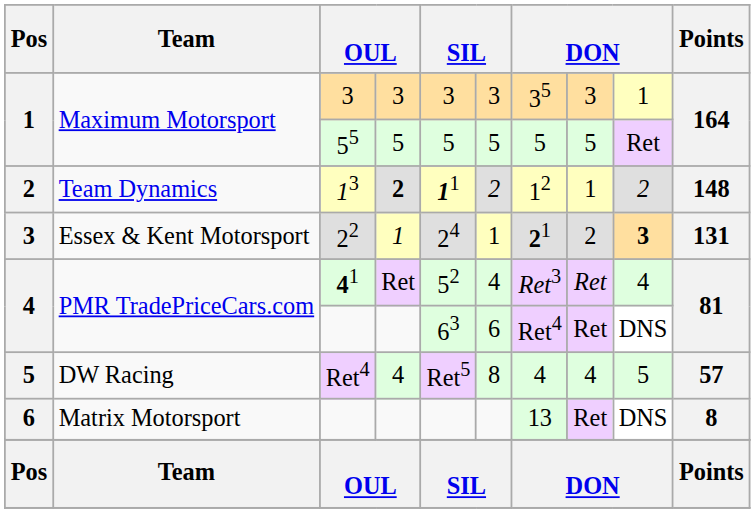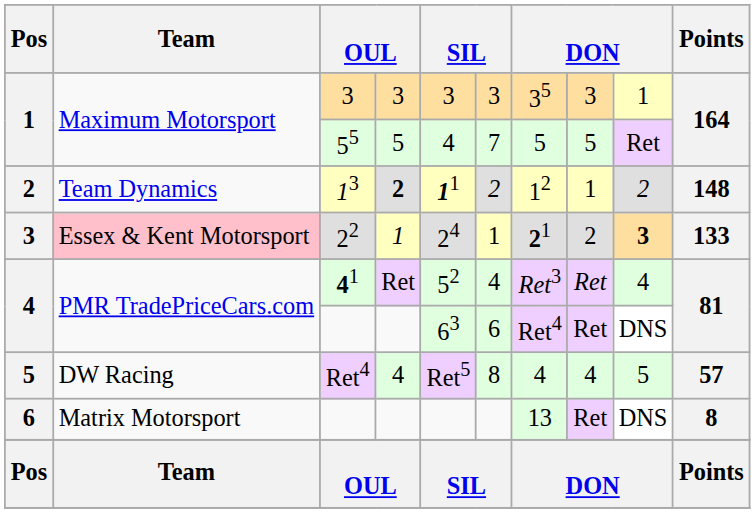(448, 142) 5 -> (448, 142) 4
(494, 142) 5 -> (494, 142) 7
(184, 235) no background -> (184, 235) pink background
(711, 235) 131 -> (711, 235) 133
